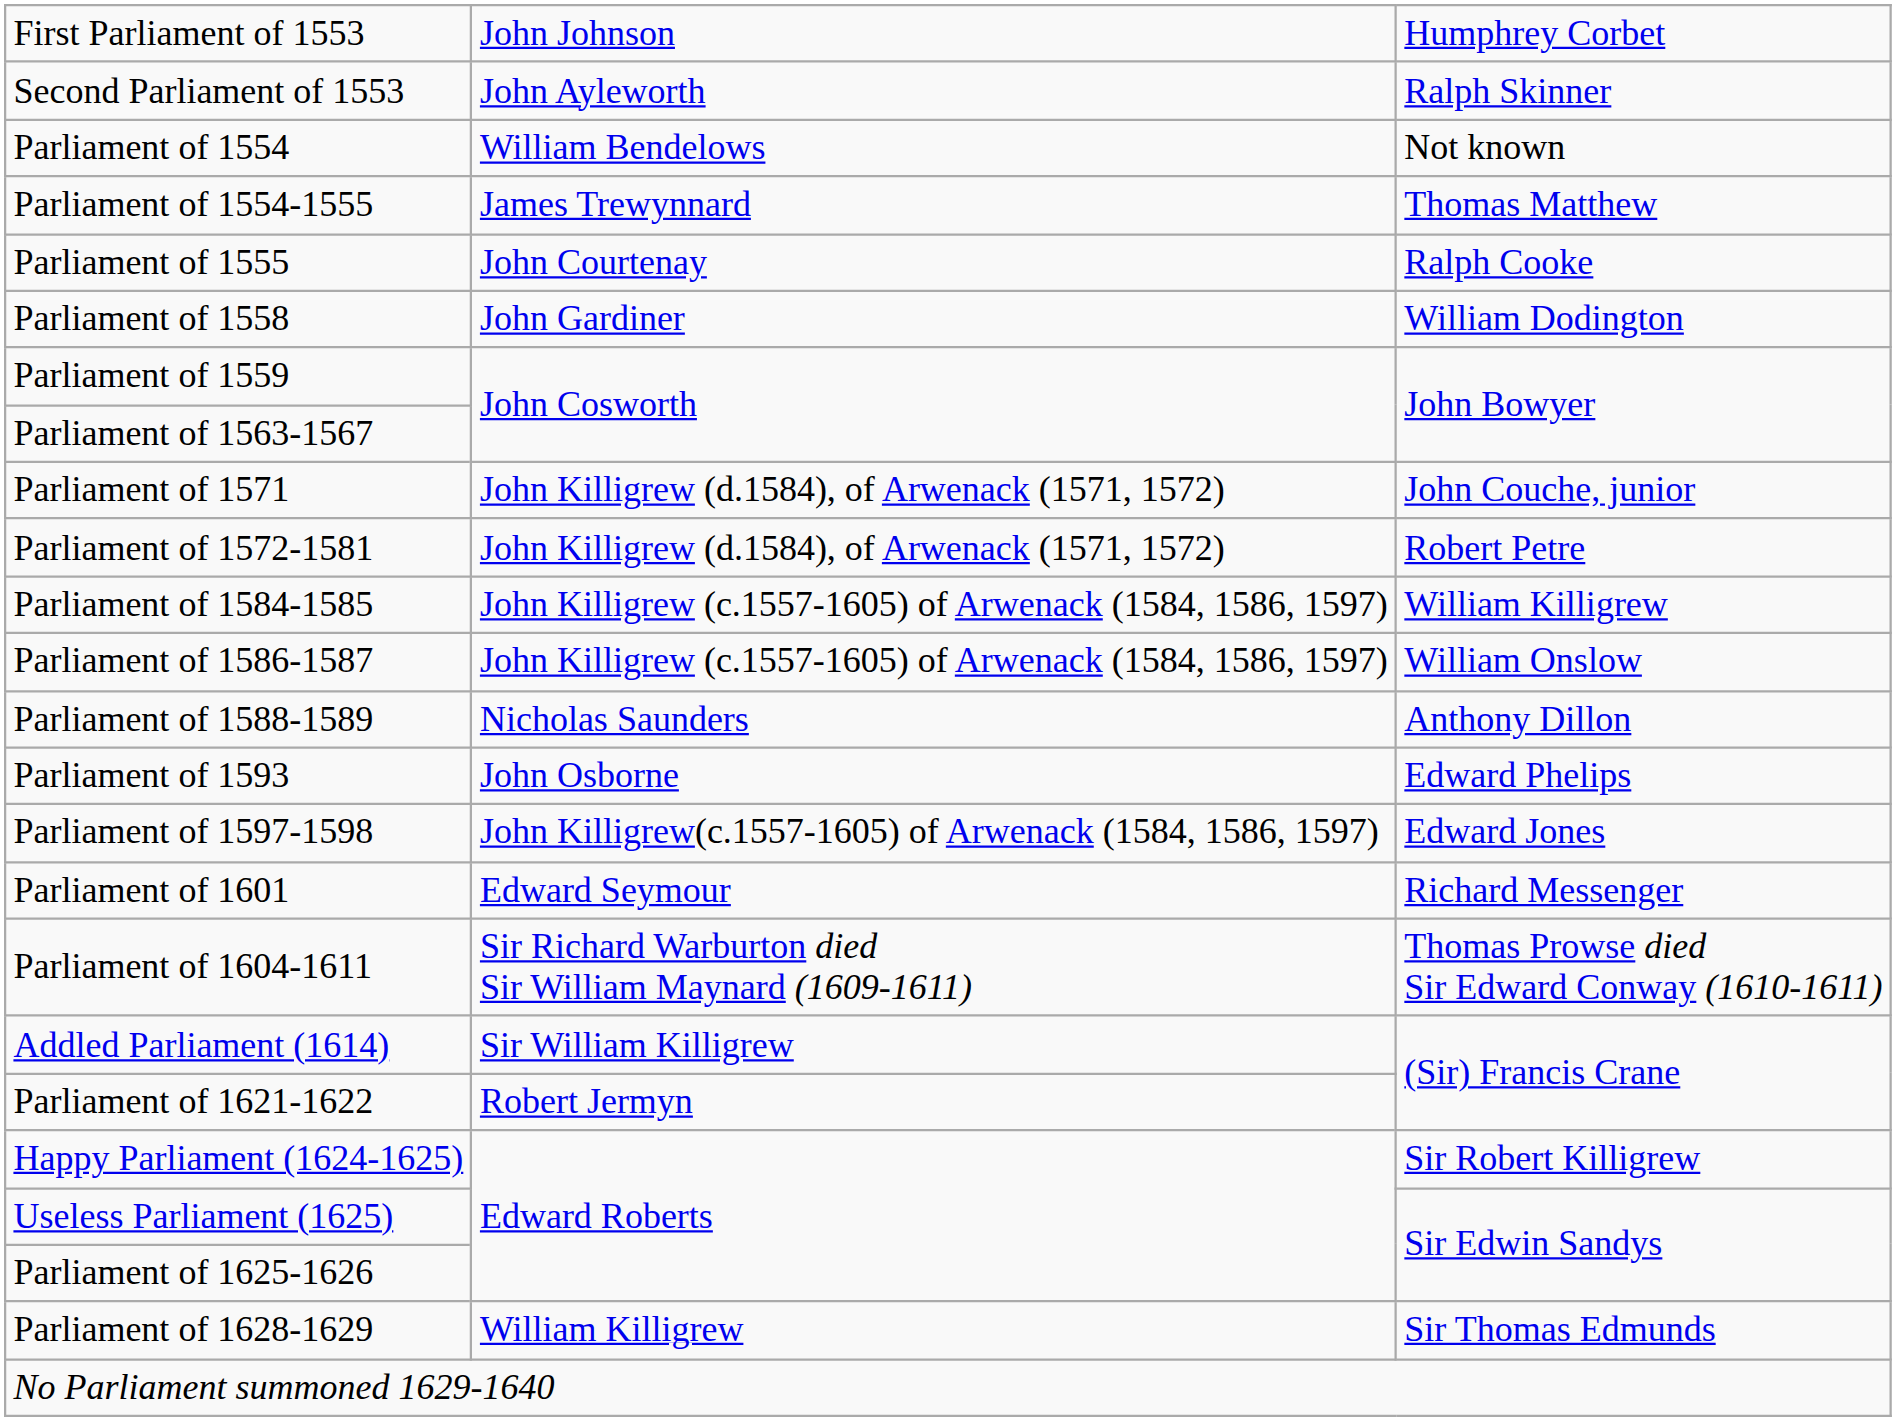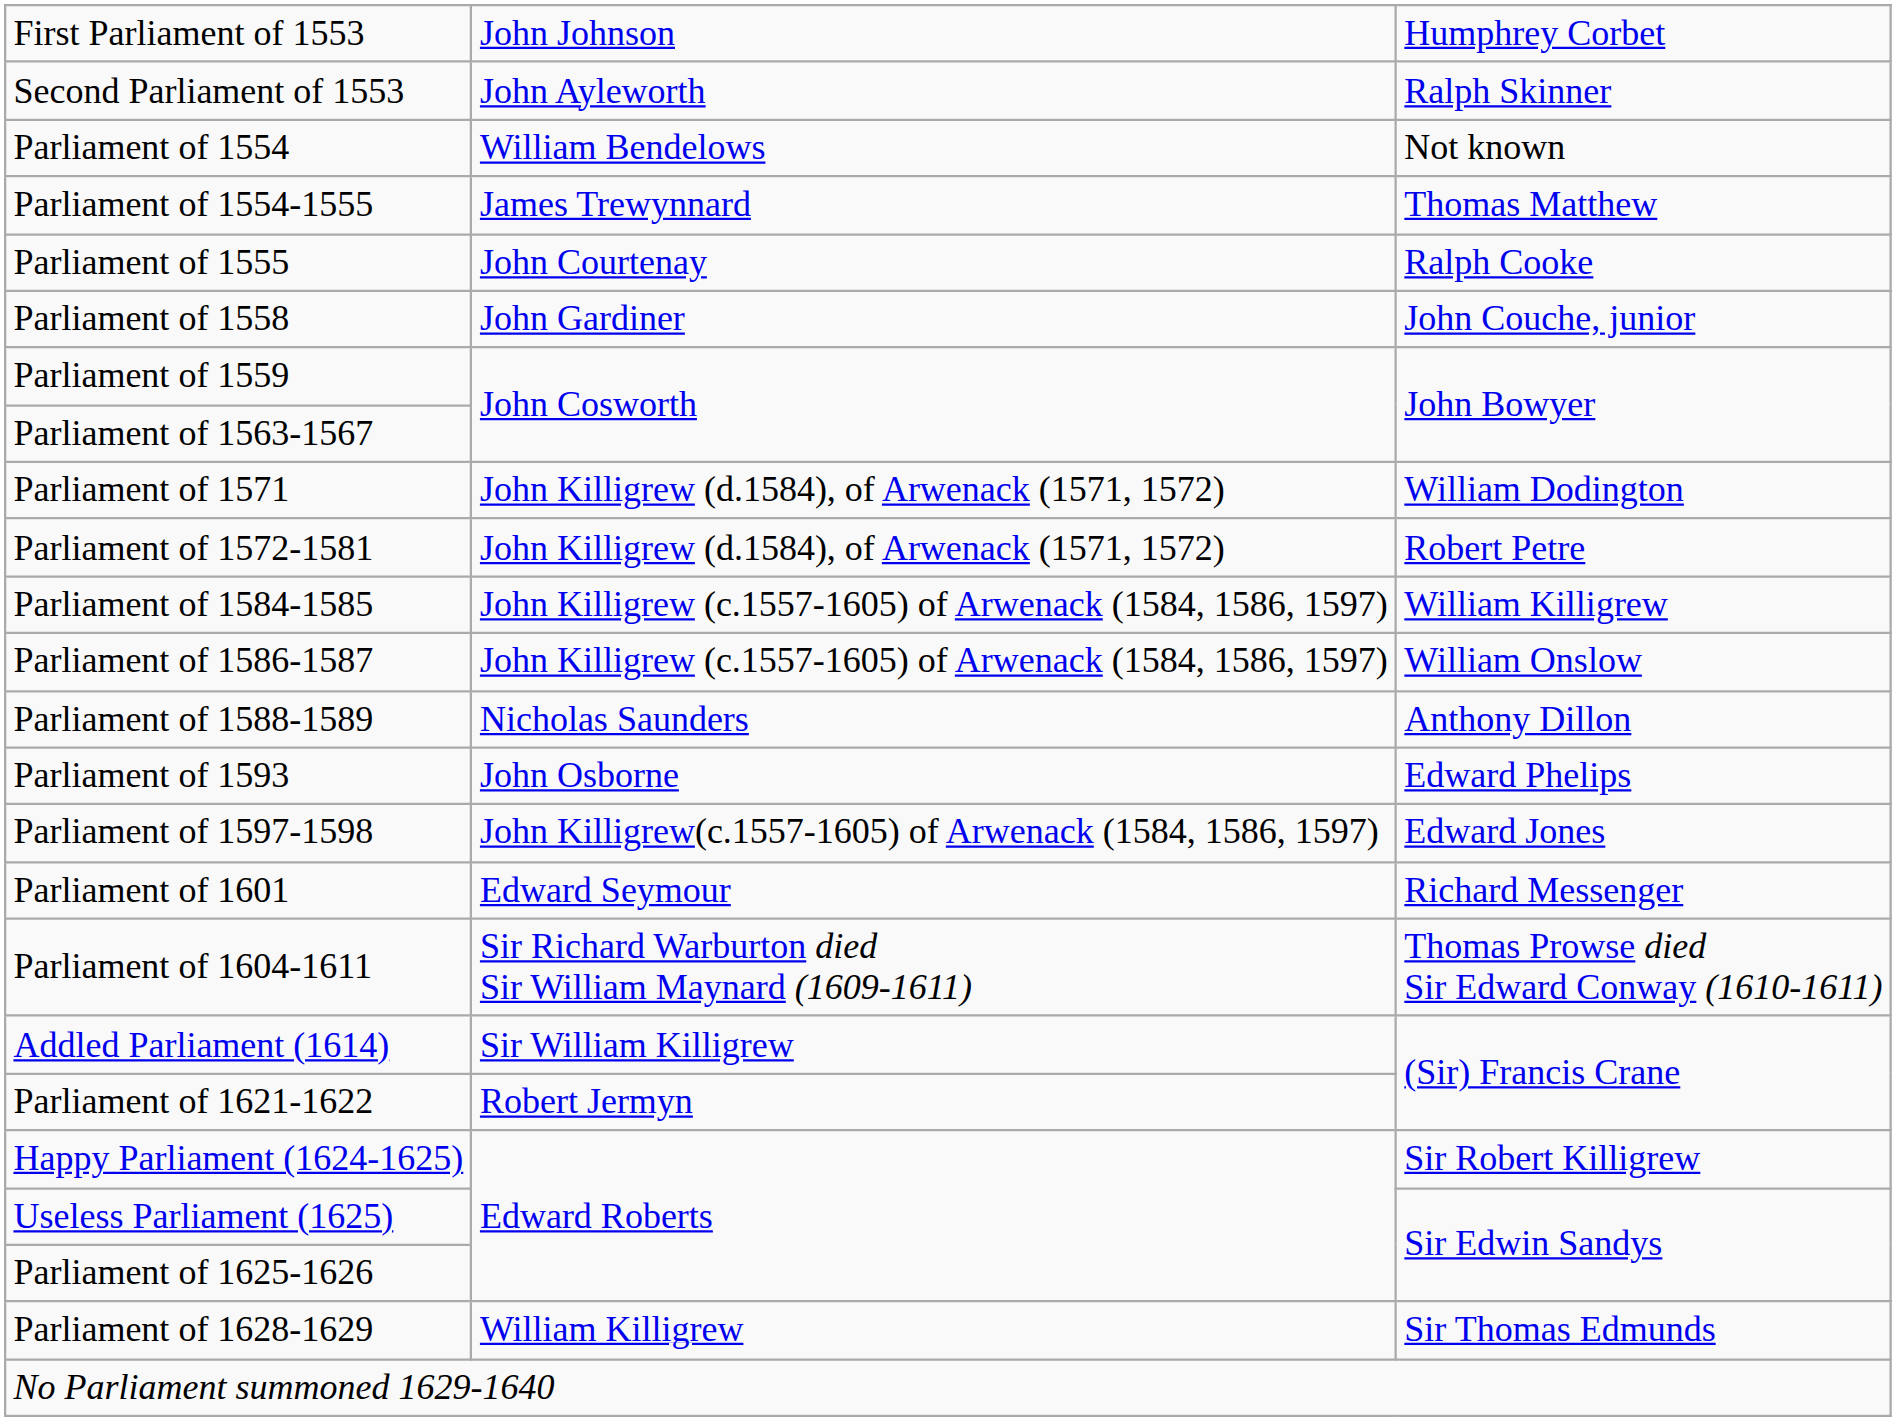(1544, 318) William Dodington -> (1550, 318) John Couche, junior
(1550, 489) John Couche, junior -> (1544, 489) William Dodington
